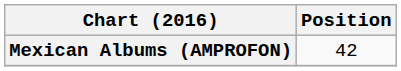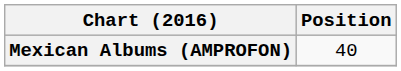(346, 51) 42 -> (346, 51) 40
